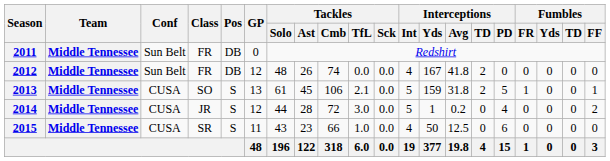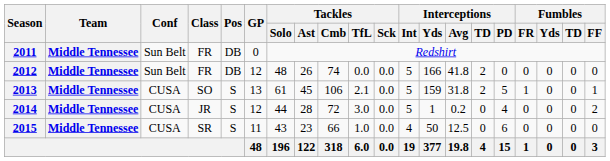(409, 71) 4 -> (409, 71) 5
(432, 71) 167 -> (432, 71) 166
